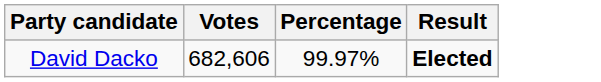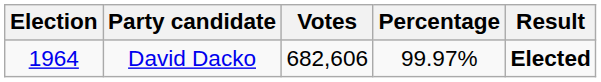+ column: (54, 22)
